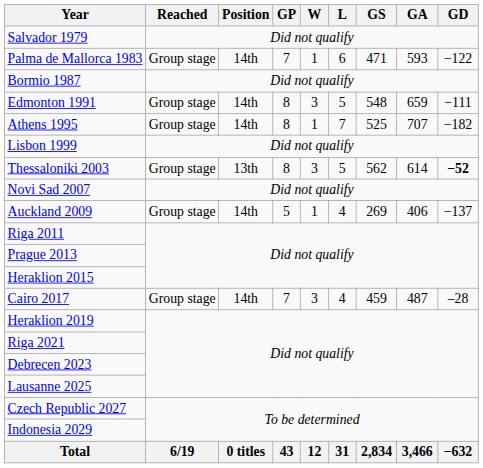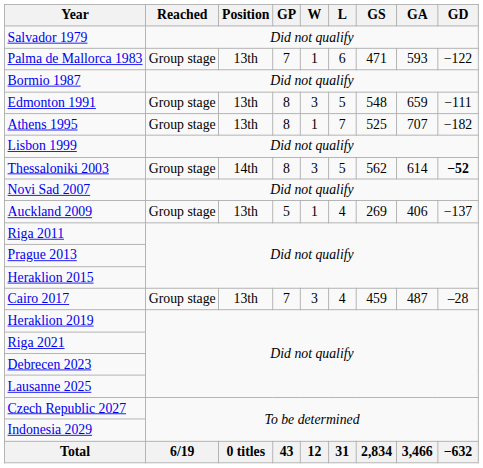(246, 59) 14th -> (246, 59) 13th
(246, 102) 14th -> (246, 102) 13th
(246, 124) 14th -> (246, 124) 13th
(246, 168) 13th -> (246, 168) 14th
(246, 211) 14th -> (246, 211) 13th
(246, 299) 14th -> (246, 299) 13th
